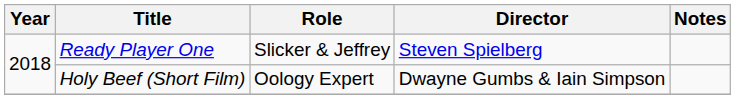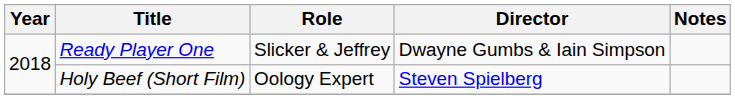(471, 49) Steven Spielberg -> (532, 49) Dwayne Gumbs & Iain Simpson
(532, 79) Dwayne Gumbs & Iain Simpson -> (471, 79) Steven Spielberg
